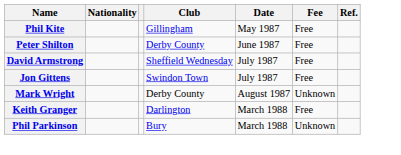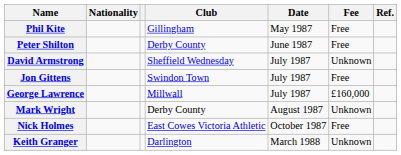(304, 61) Free -> (351, 61) Unknown
+ row: (45, 93)
+ row: (45, 126)
(304, 110) Free -> (351, 142) Unknown
- row: (45, 126)
